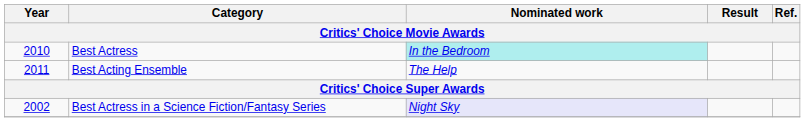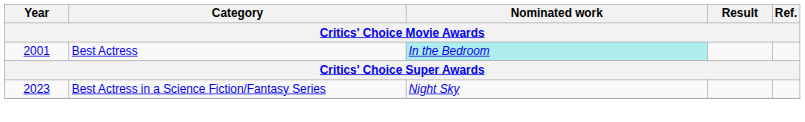(37, 51) 2010 -> (37, 51) 2001
- row: (129, 70)
(37, 107) 2002 -> (37, 88) 2023
(434, 107) lavender background -> (434, 88) no background
